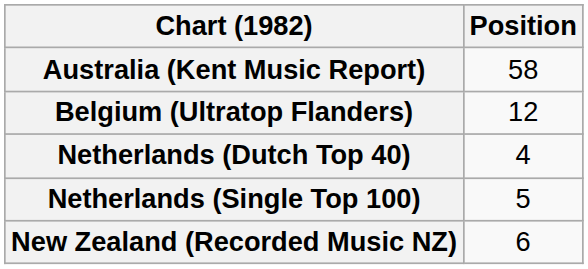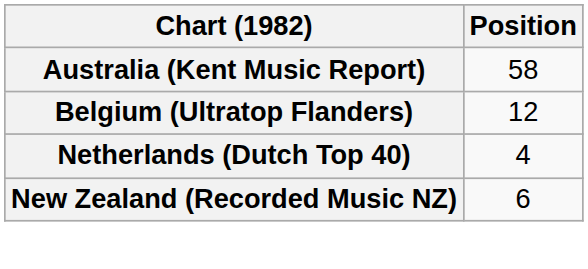- row: (234, 198)
